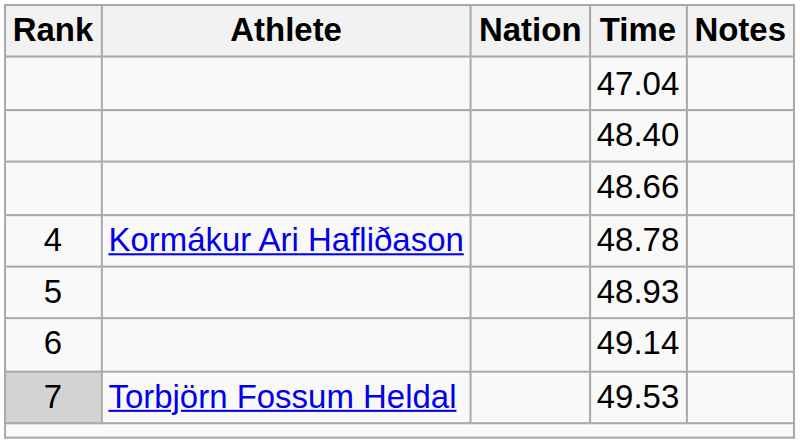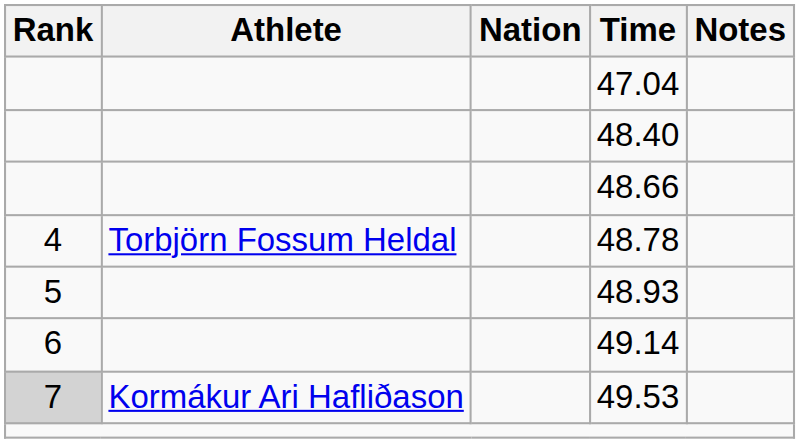(286, 239) Kormákur Ari Hafliðason -> (282, 239) Torbjörn Fossum Heldal
(282, 396) Torbjörn Fossum Heldal -> (286, 396) Kormákur Ari Hafliðason
